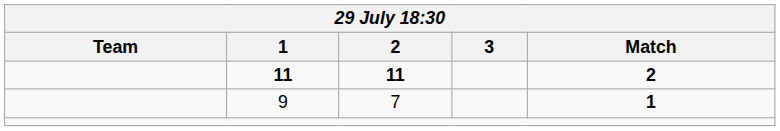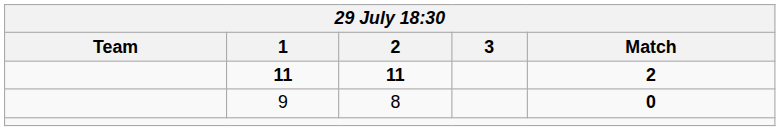(395, 103) 7 -> (395, 103) 8
(651, 103) 1 -> (651, 103) 0
